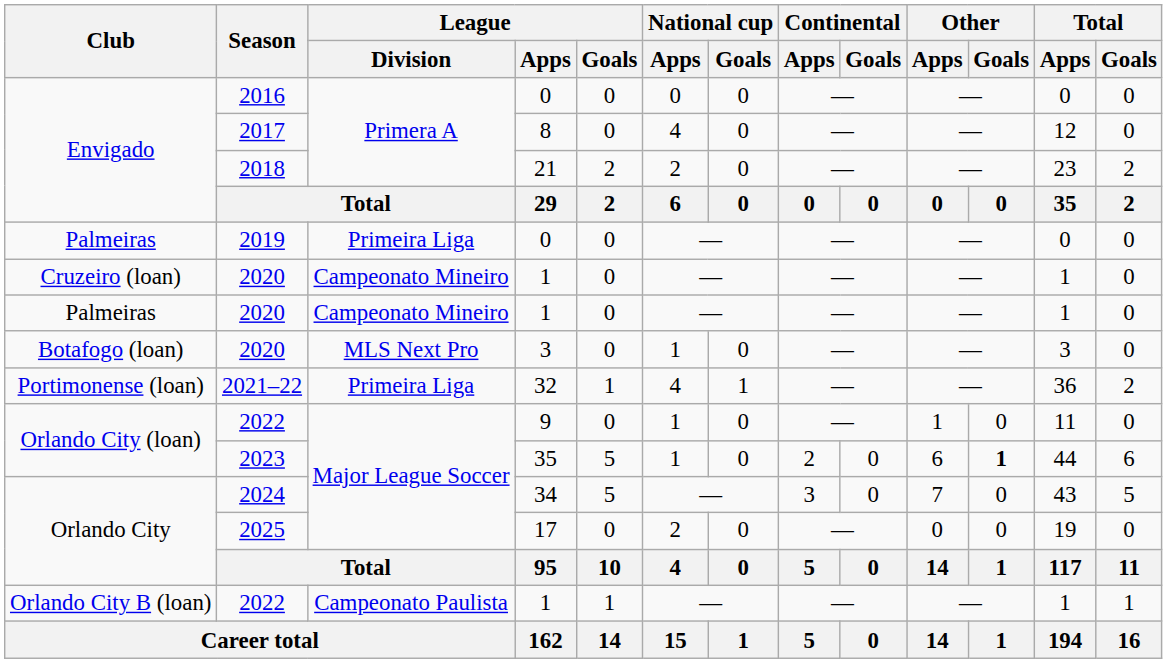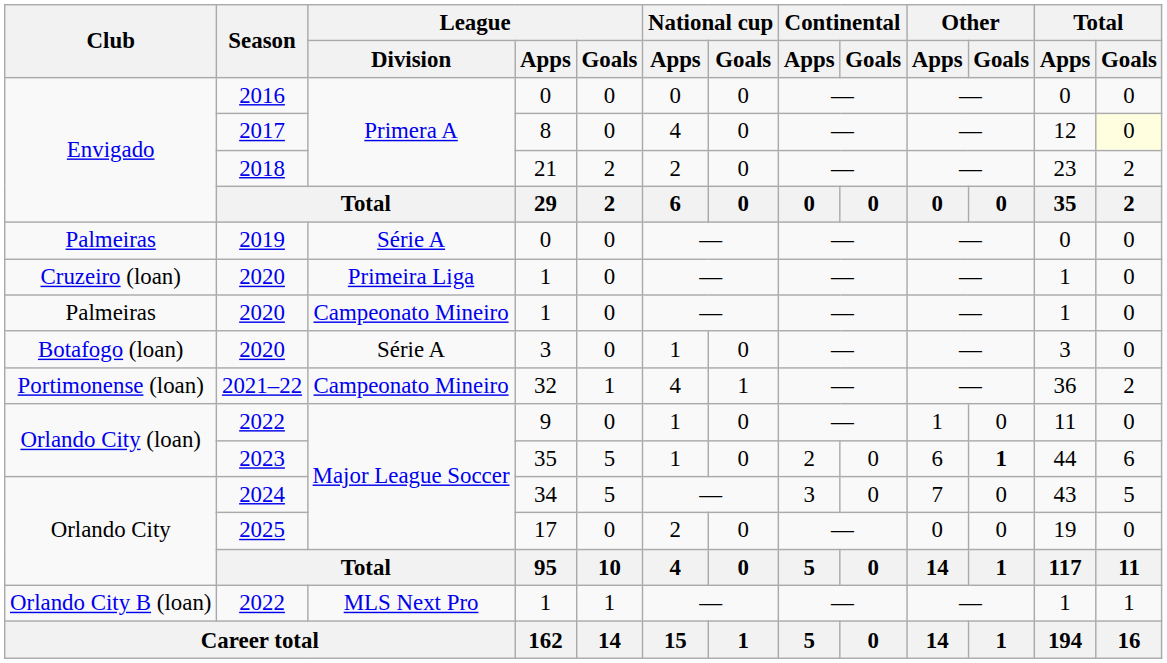(1129, 131) no background -> (1129, 131) lightyellow background
(411, 240) Primeira Liga -> (411, 240) Série A
(411, 276) Campeonato Mineiro -> (411, 276) Primeira Liga
(411, 349) MLS Next Pro -> (411, 349) Série A
(411, 385) Primeira Liga -> (411, 385) Campeonato Mineiro
(411, 603) Campeonato Paulista -> (411, 603) MLS Next Pro
